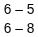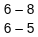rows swapped: (19, 28) <-> (19, 9)
